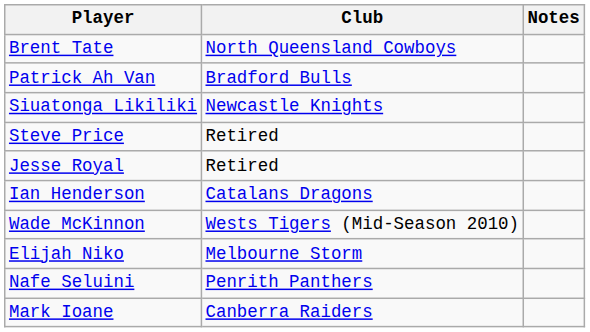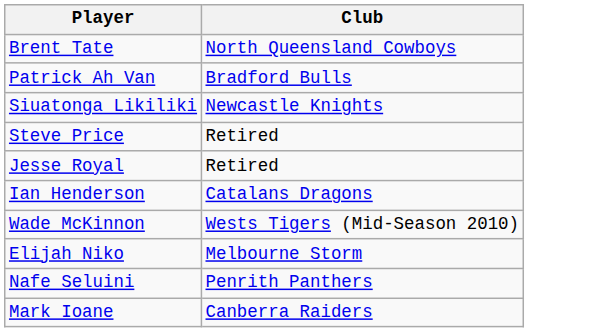- column: (554, 19)
